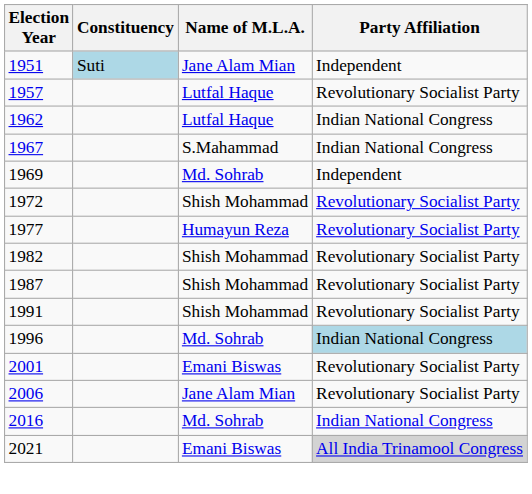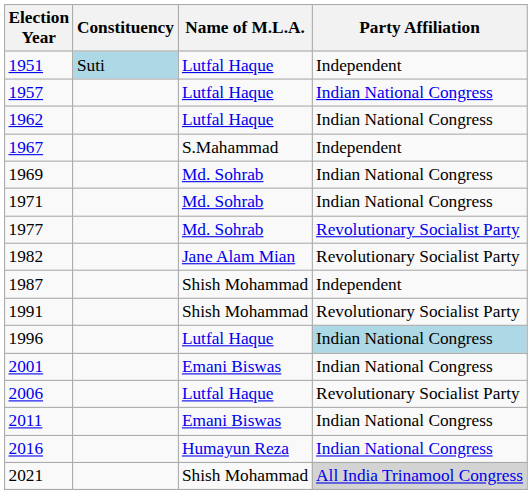(239, 65) Jane Alam Mian -> (228, 65) Lutfal Haque
(418, 92) Revolutionary Socialist Party -> (404, 92) Indian National Congress
(404, 147) Indian National Congress -> (359, 147) Independent
(359, 174) Independent -> (404, 174) Indian National Congress
+ row: (26, 202)
- row: (26, 202)
(235, 229) Humayun Reza -> (223, 229) Md. Sohrab
(245, 256) Shish Mohammad -> (239, 256) Jane Alam Mian
(418, 284) Revolutionary Socialist Party -> (359, 284) Independent
(223, 339) Md. Sohrab -> (228, 339) Lutfal Haque
(418, 366) Revolutionary Socialist Party -> (404, 366) Indian National Congress
(239, 393) Jane Alam Mian -> (228, 393) Lutfal Haque
+ row: (25, 421)
(223, 421) Md. Sohrab -> (235, 448) Humayun Reza
(232, 448) Emani Biswas -> (245, 476) Shish Mohammad
